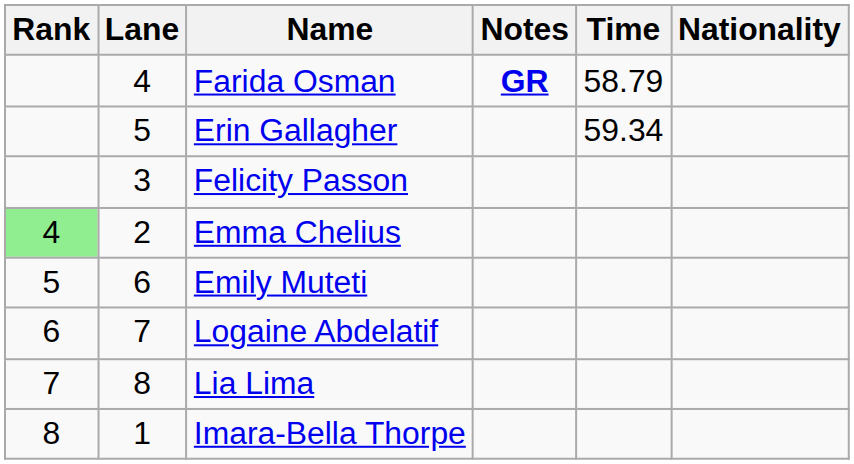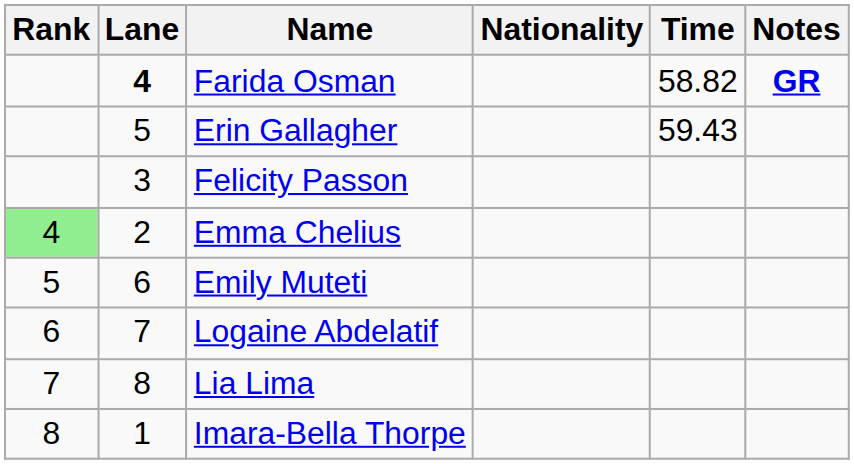columns swapped: (759, 29) <-> (525, 29)
(142, 80) normal -> (142, 80) bold
(623, 80) 58.79 -> (698, 80) 58.82
(623, 130) 59.34 -> (698, 130) 59.43
